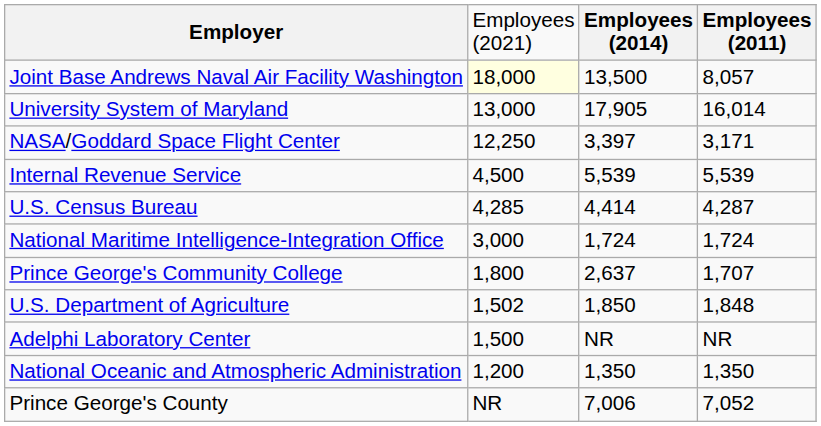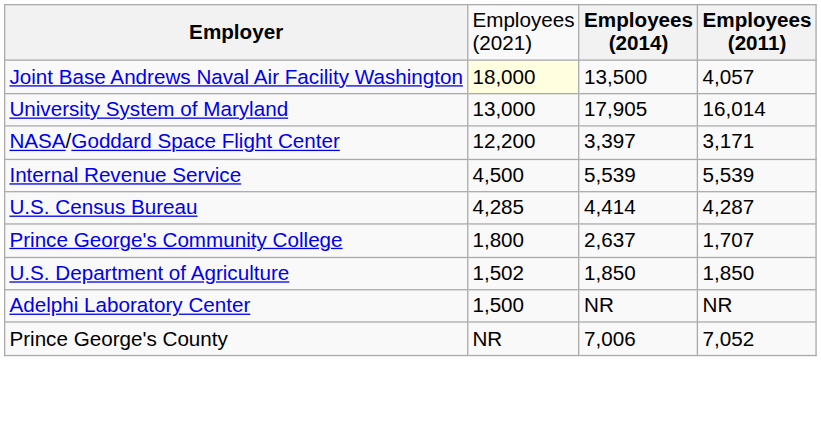(728, 76) 8,057 -> (728, 76) 4,057
(504, 142) 12,250 -> (504, 142) 12,200
- row: (227, 240)
(728, 305) 1,848 -> (728, 273) 1,850
- row: (235, 371)
